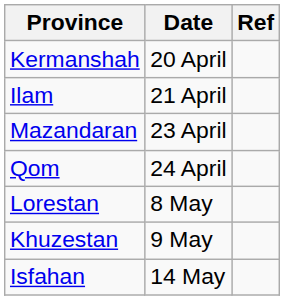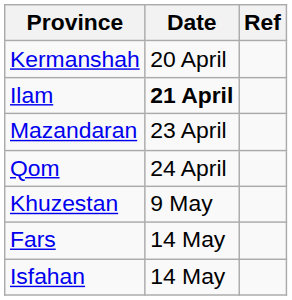(188, 95) normal -> (192, 95) bold
- row: (55, 204)
+ row: (33, 240)
